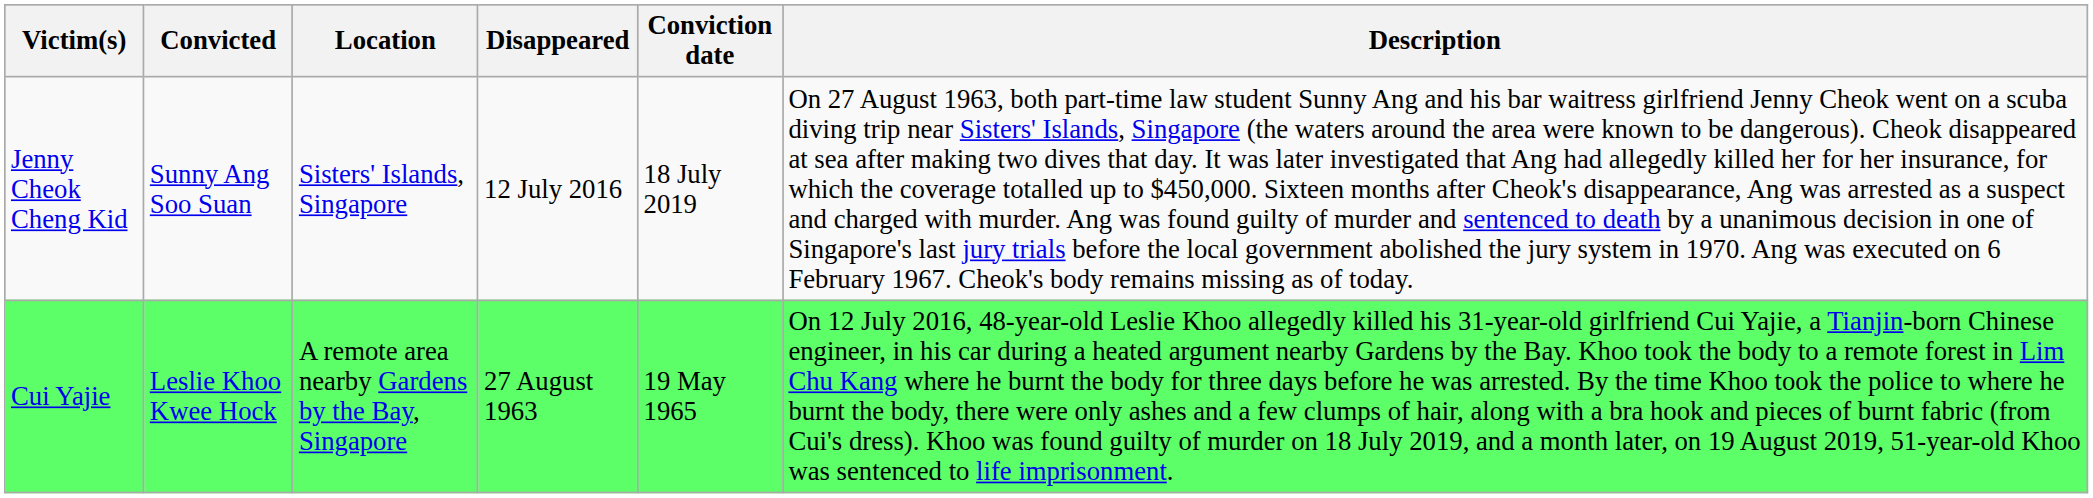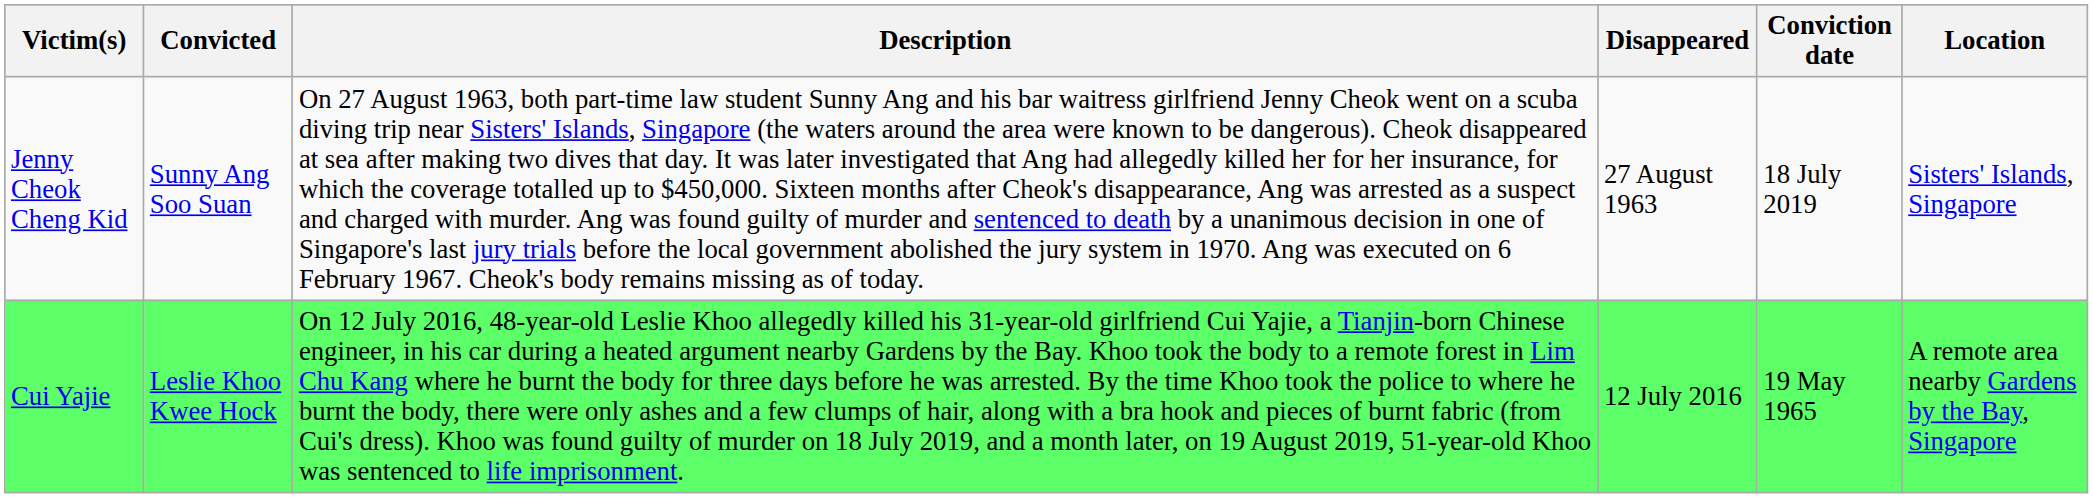columns swapped: (385, 40) <-> (1435, 40)
(553, 188) 12 July 2016 -> (1658, 188) 27 August 1963
(539, 396) 27 August 1963 -> (1673, 396) 12 July 2016
